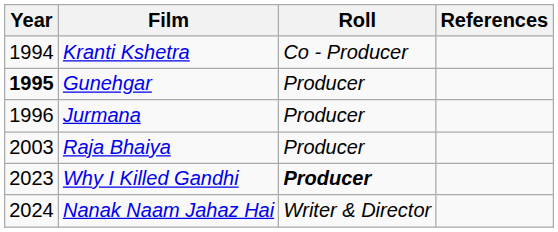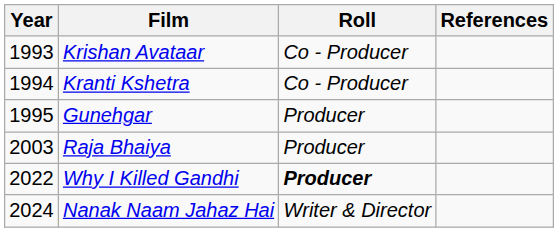+ row: (134, 52)
(31, 83) bold -> (31, 115) normal
- row: (102, 115)
(31, 178) 2023 -> (31, 178) 2022
